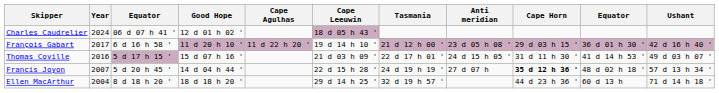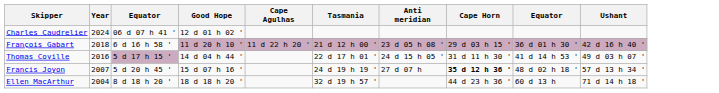- column: (346, 15)
(100, 45) 2017 -> (100, 45) 2018
(212, 57) 15 d 07 h 16 ' -> (212, 57) 14 d 04 h 44 '
(212, 70) 14 d 04 h 44 ' -> (212, 70) 15 d 07 h 16 '
